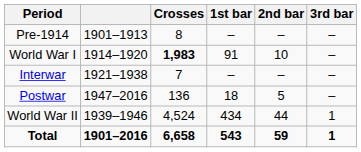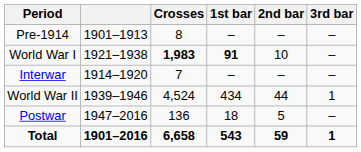(116, 55) 1914–1920 -> (116, 55) 1921–1938
(231, 55) normal -> (231, 55) bold
(116, 75) 1921–1938 -> (116, 75) 1914–1920
rows swapped: (43, 116) <-> (43, 95)
